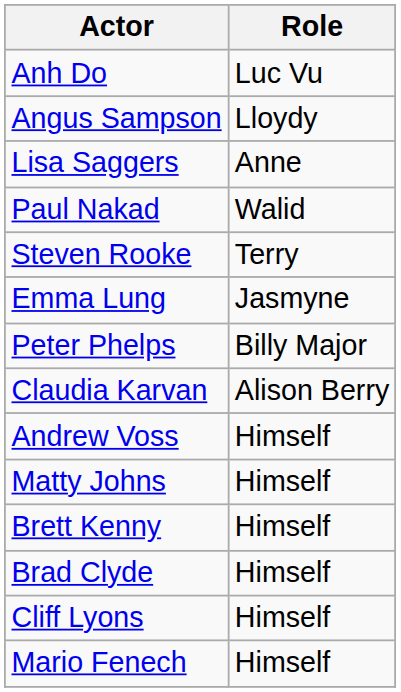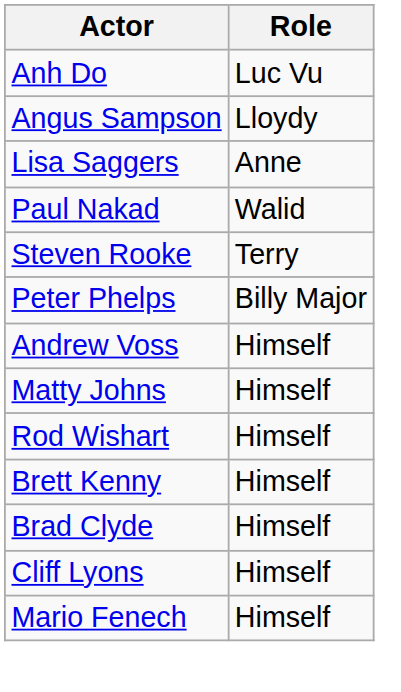- row: (89, 299)
- row: (109, 390)
+ row: (90, 436)
